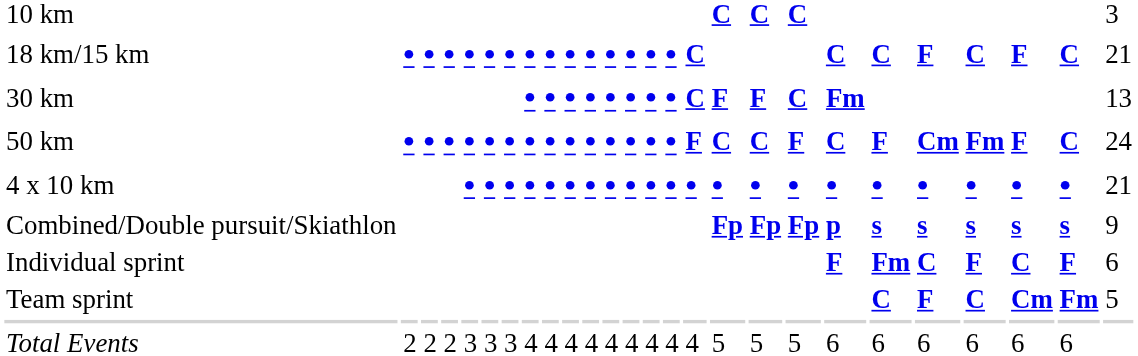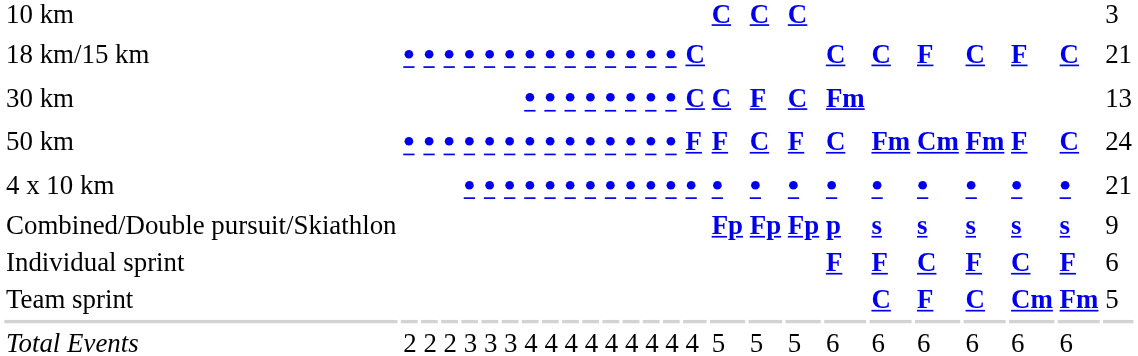(720, 97) F -> (721, 97) C
(721, 141) C -> (720, 141) F
(880, 141) F -> (891, 141) Fm
(891, 262) Fm -> (880, 262) F
